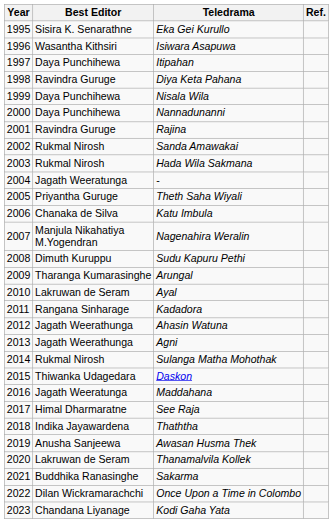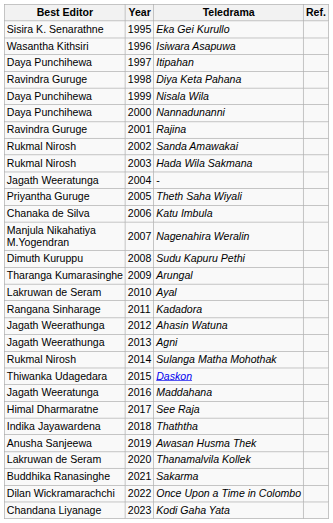columns swapped: (19, 12) <-> (93, 12)
